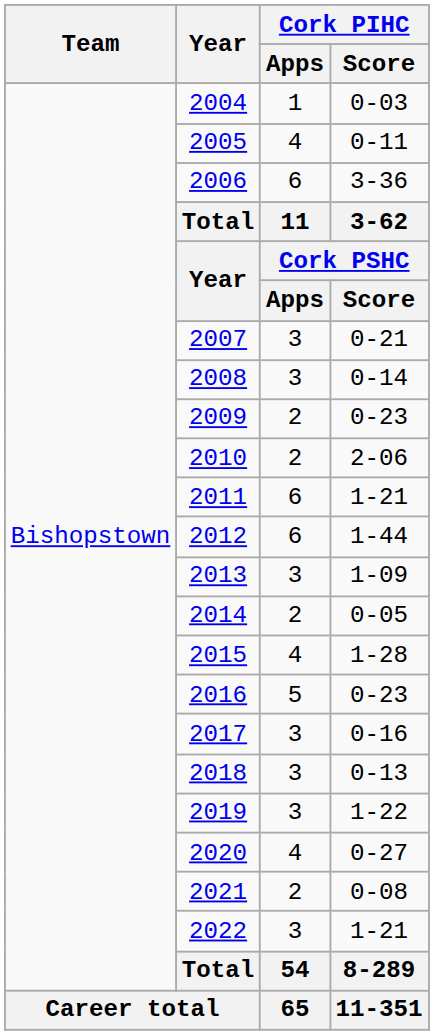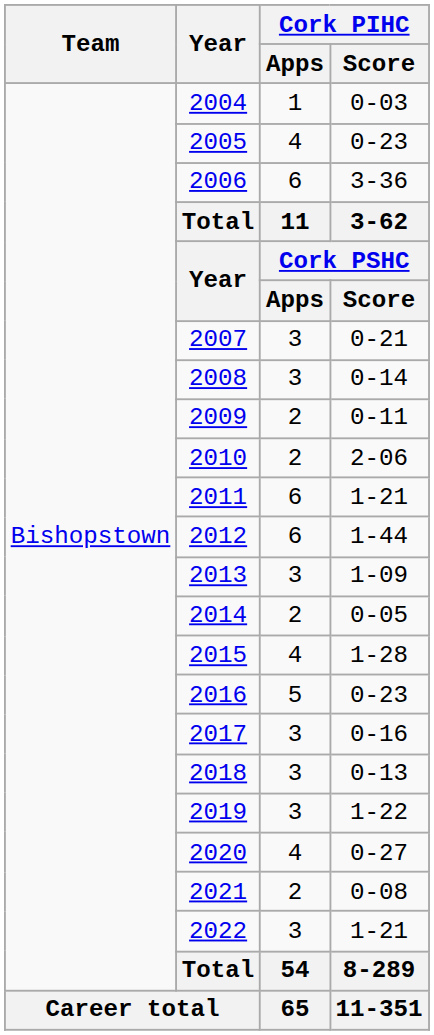(379, 143) 0-11 -> (379, 143) 0-23
(379, 419) 0-23 -> (379, 419) 0-11
